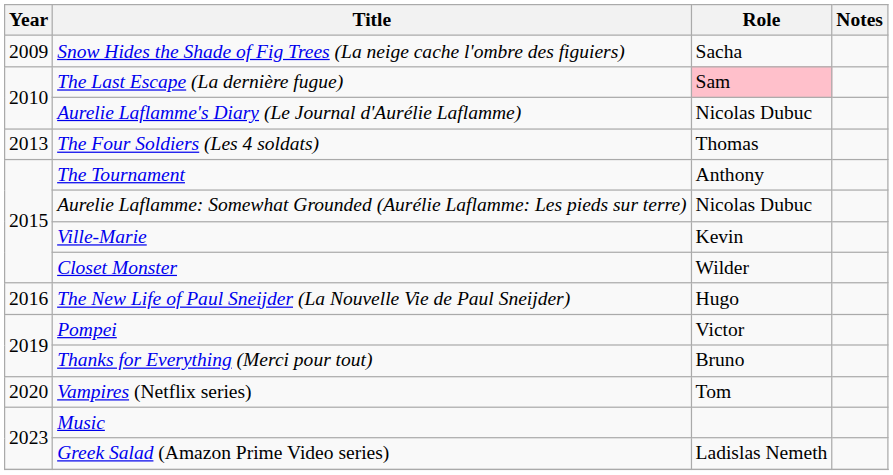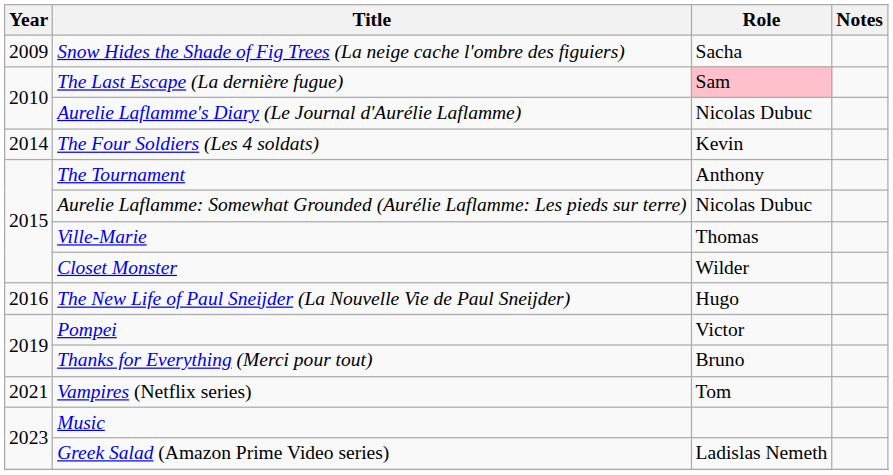(29, 143) 2013 -> (29, 143) 2014
(727, 143) Thomas -> (719, 143) Kevin
(719, 236) Kevin -> (727, 236) Thomas
(29, 391) 2020 -> (29, 391) 2021
